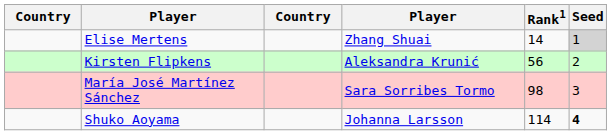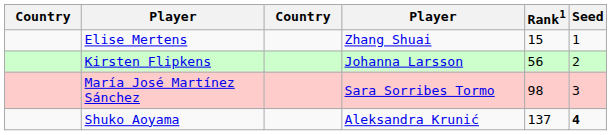(535, 40) 14 -> (535, 40) 15
(576, 40) lightgrey background -> (576, 40) no background
(412, 61) Aleksandra Krunić -> (404, 61) Johanna Larsson
(404, 119) Johanna Larsson -> (412, 119) Aleksandra Krunić
(539, 119) 114 -> (539, 119) 137
